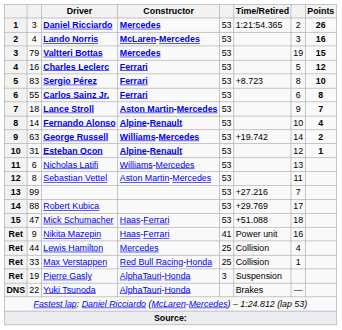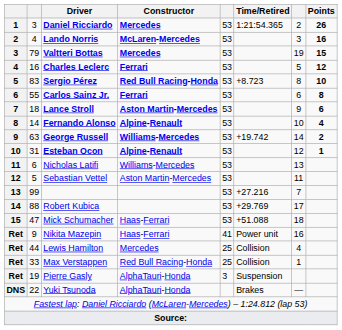(134, 81) Ferrari -> (169, 81) Red Bull Racing-Honda
(321, 108) 7 -> (321, 108) 6
(34, 178) 8 -> (34, 178) 5
